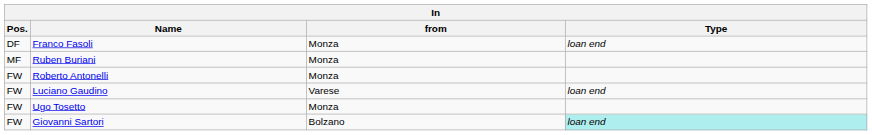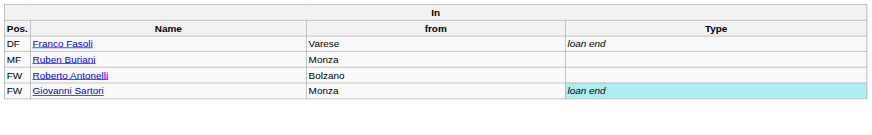(324, 44) Monza -> (324, 44) Varese
(324, 75) Monza -> (327, 75) Bolzano
- row: (70, 91)
- row: (59, 107)
(327, 122) Bolzano -> (324, 91) Monza
